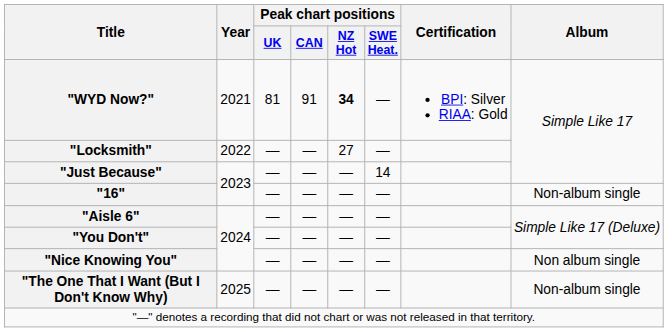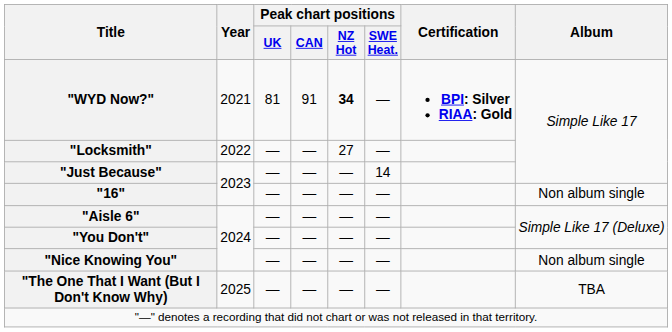(456, 107) normal -> (458, 107) bold
(587, 194) Non-album single -> (592, 194) Non album single
(587, 289) Non-album single -> (592, 289) TBA
